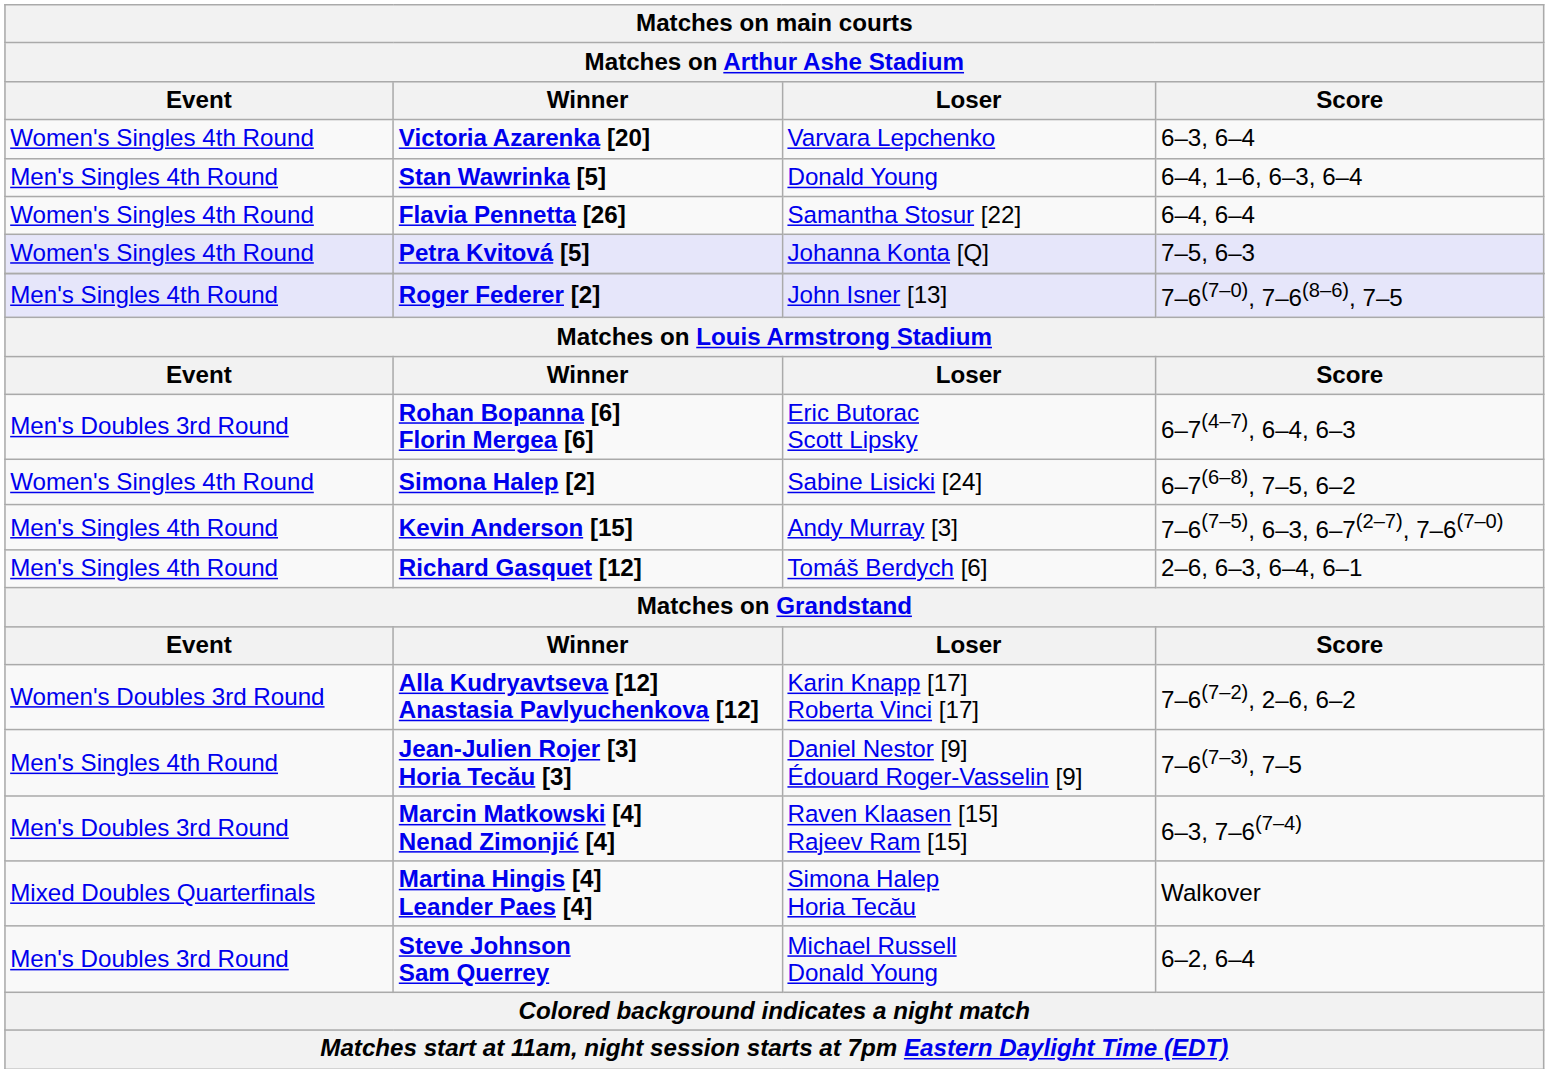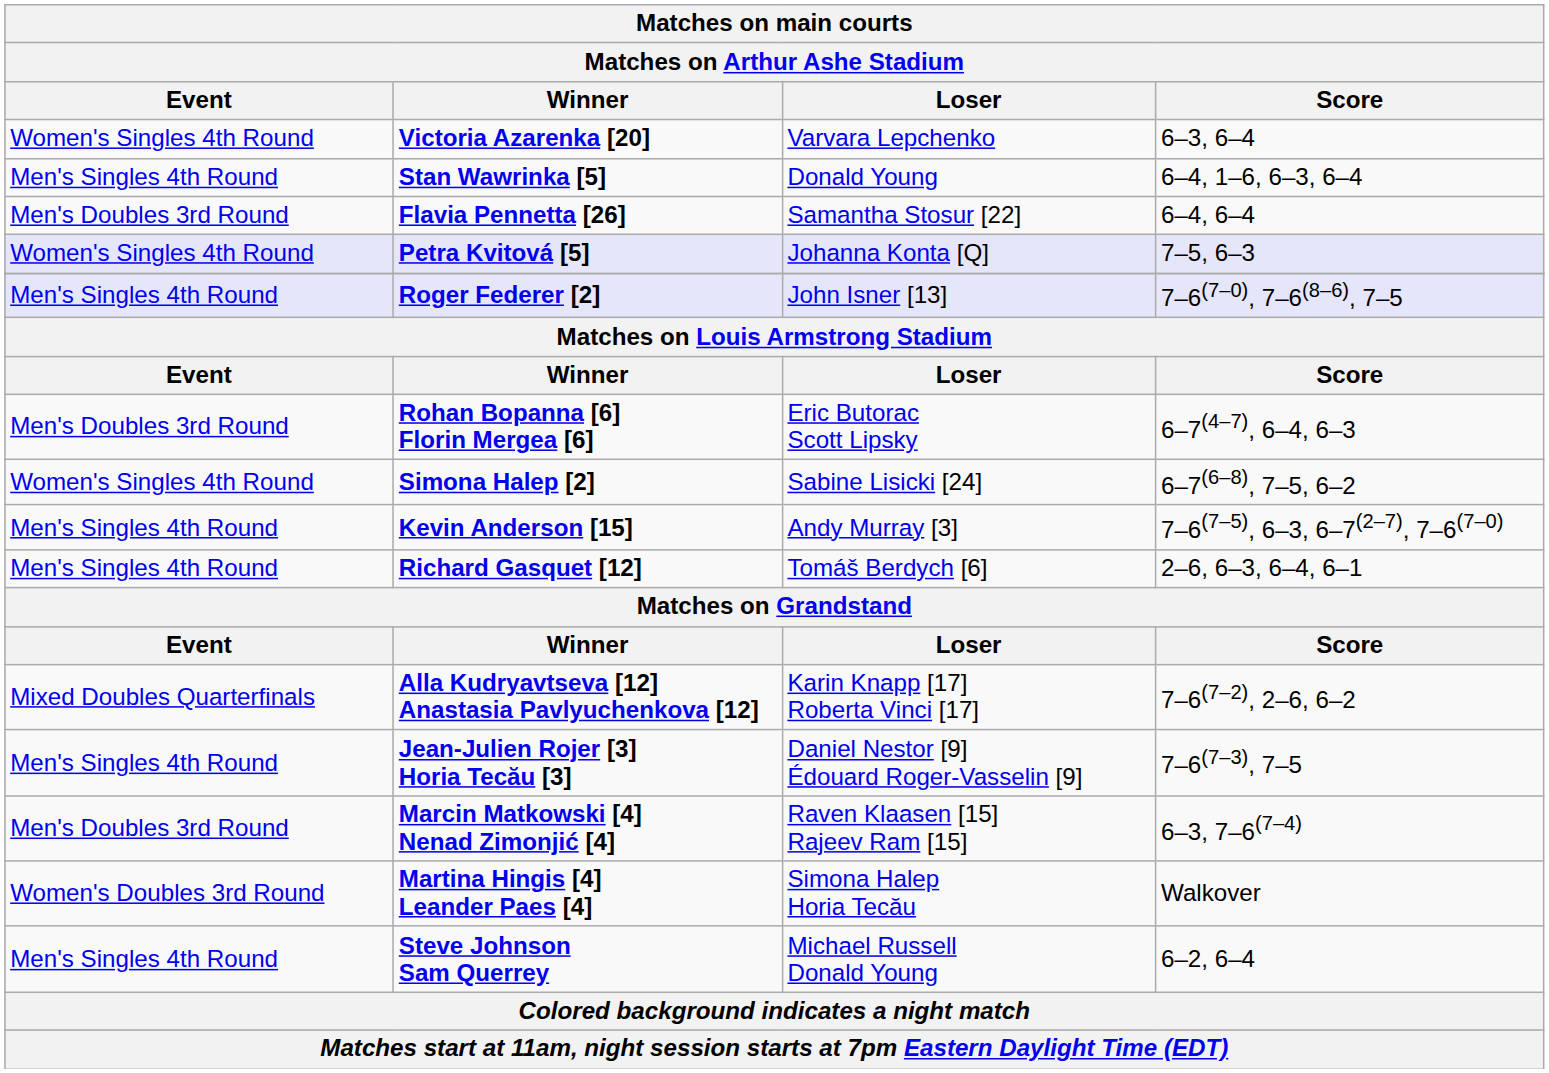(162, 215) Women's Singles 4th Round -> (149, 215) Men's Doubles 3rd Round
(167, 697) Women's Doubles 3rd Round -> (163, 697) Mixed Doubles Quarterfinals
(163, 893) Mixed Doubles Quarterfinals -> (167, 893) Women's Doubles 3rd Round
(149, 959) Men's Doubles 3rd Round -> (144, 959) Men's Singles 4th Round
